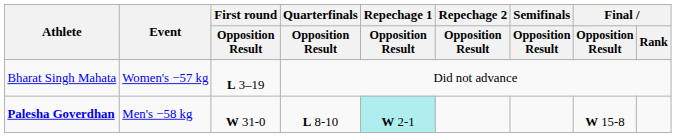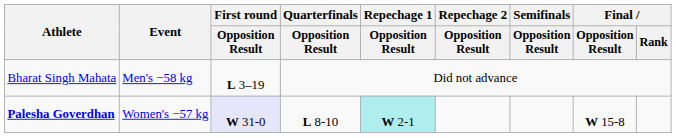(165, 78) Women's −57 kg -> (157, 78) Men's −58 kg
(157, 114) Men's −58 kg -> (165, 114) Women's −57 kg
(246, 122) no background -> (246, 122) lavender background
